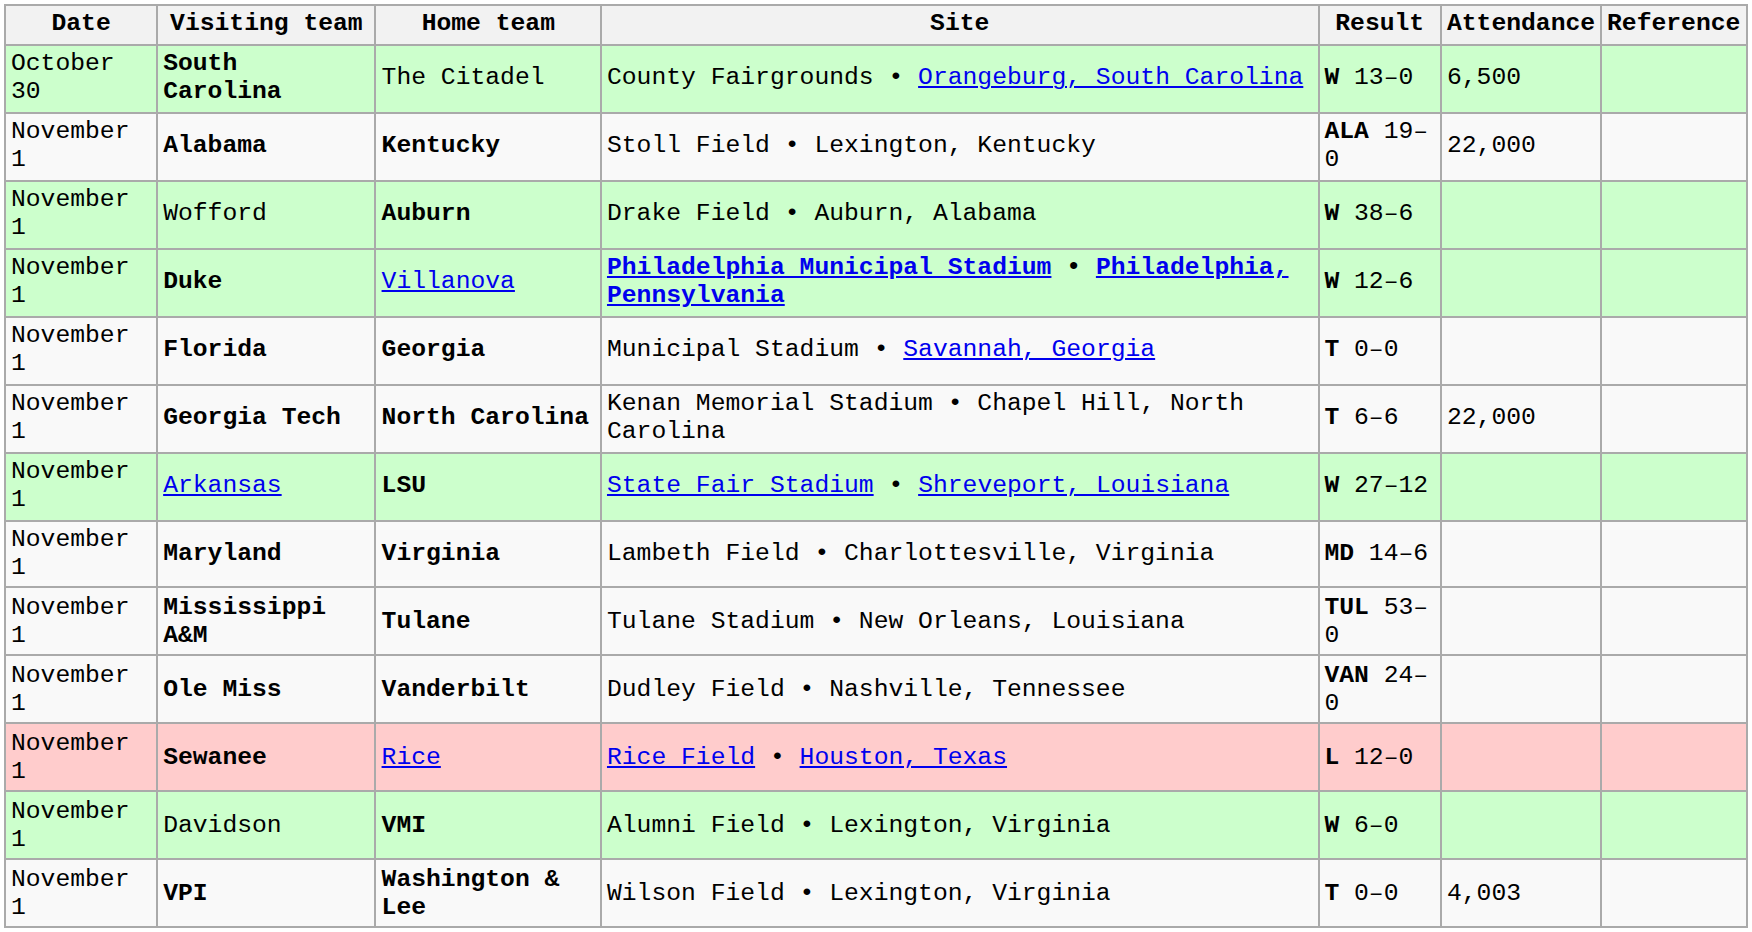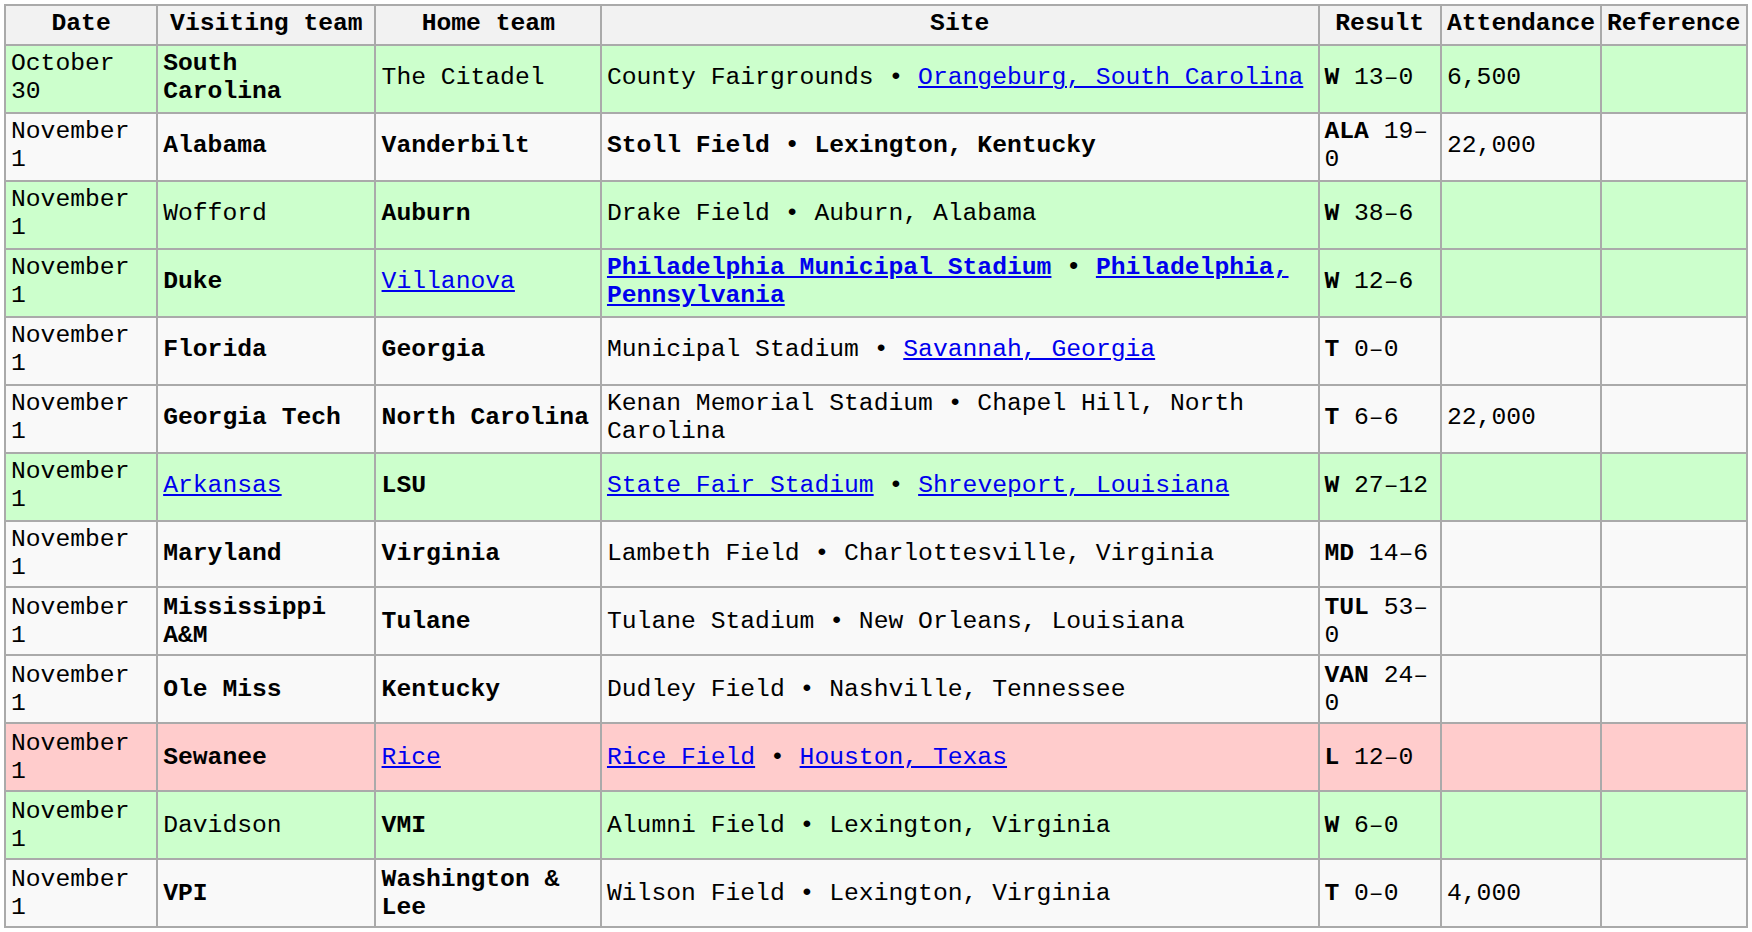(441, 147) Kentucky -> (456, 147) Vanderbilt
(851, 147) normal -> (851, 147) bold
(456, 690) Vanderbilt -> (441, 690) Kentucky
(1484, 894) 4,003 -> (1484, 894) 4,000
